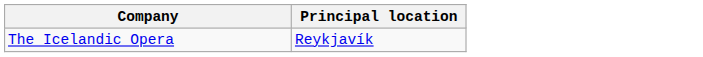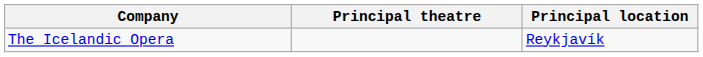+ column: (407, 16)
